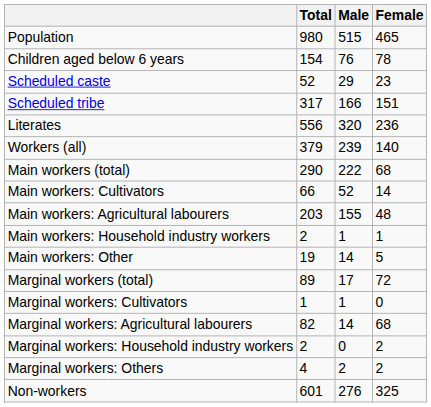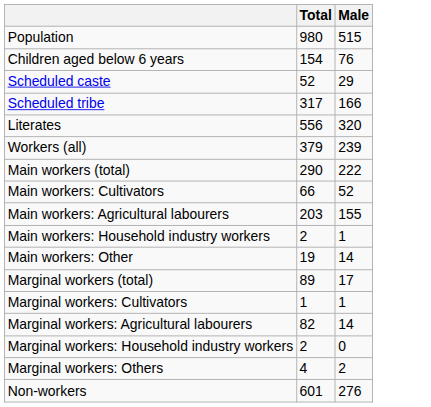- column: (400, 15)
